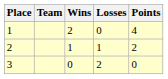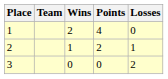columns swapped: (111, 13) <-> (146, 13)
